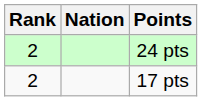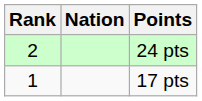(32, 80) 2 -> (32, 80) 1
